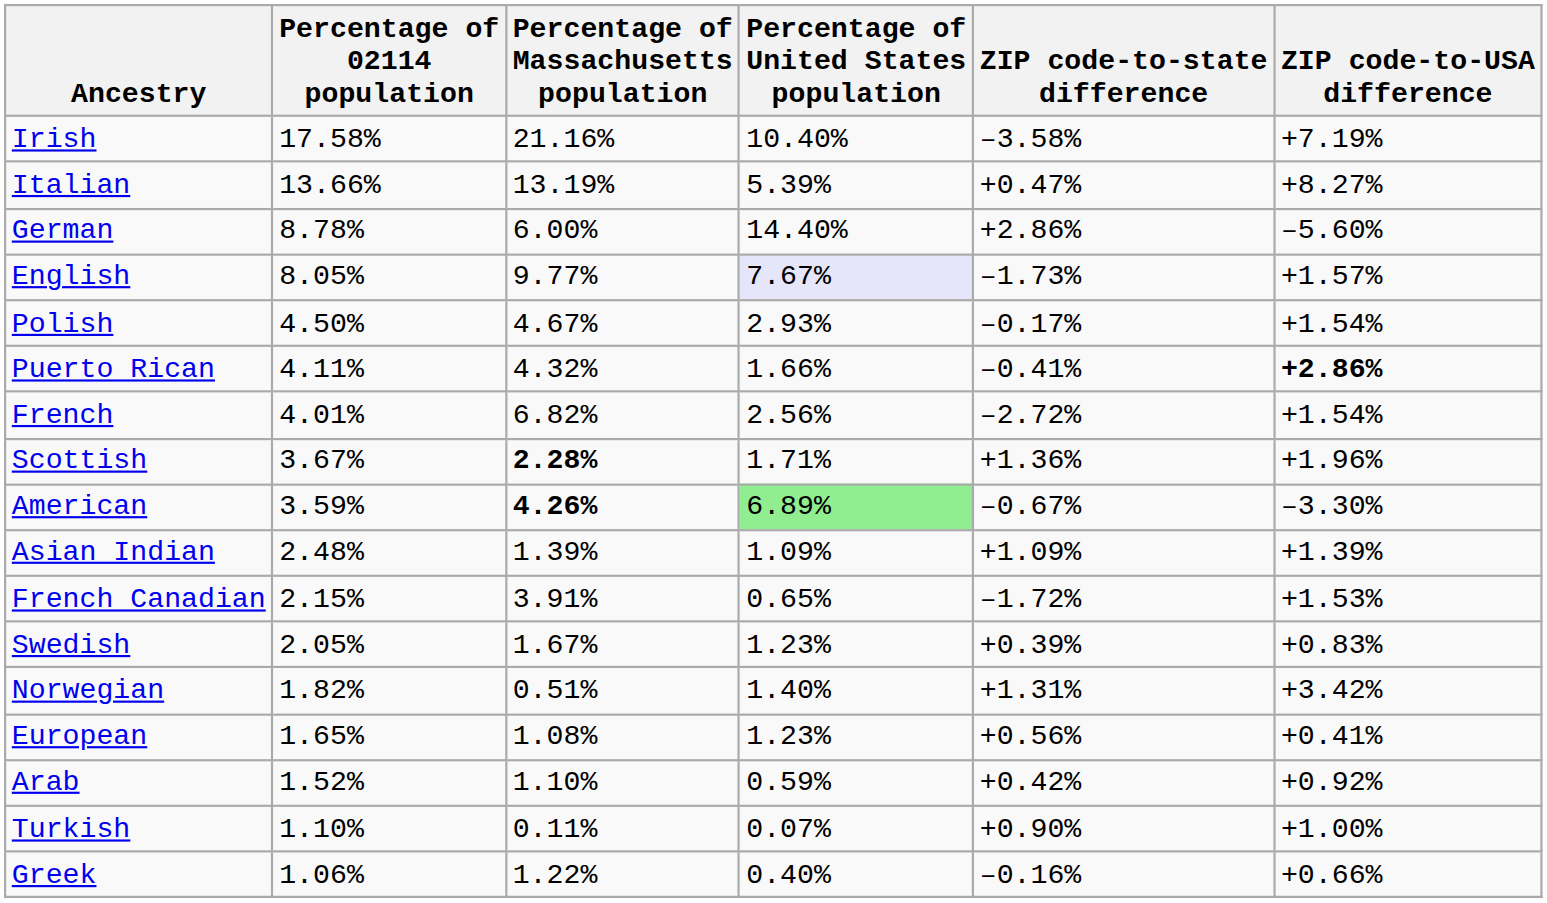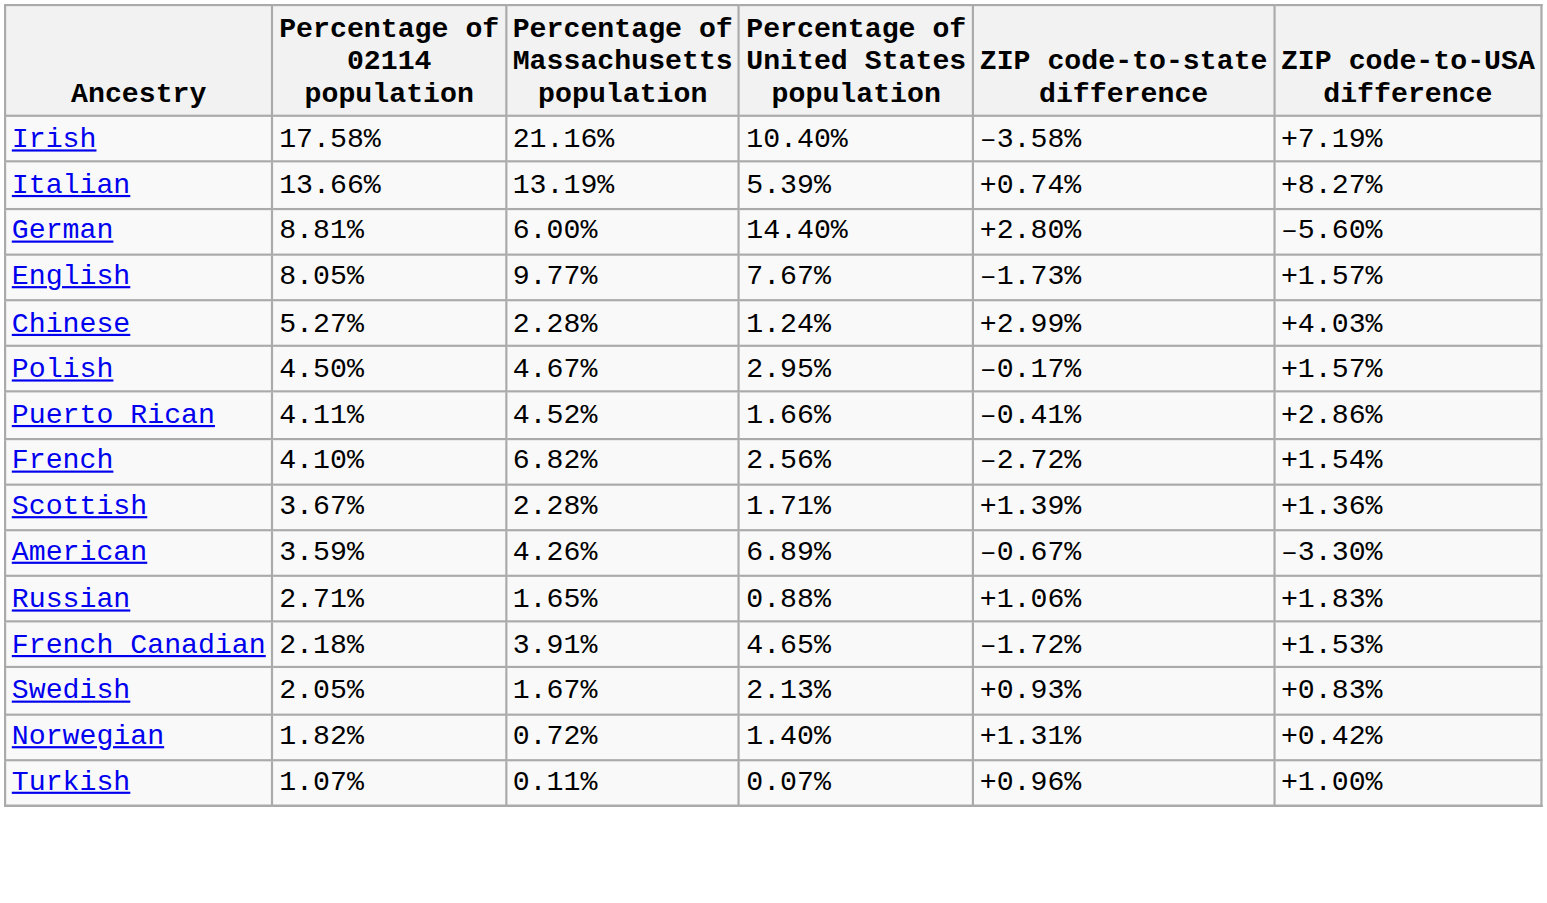(1031, 185) +0.47% -> (1031, 185) +0.74%
(322, 231) 8.78% -> (322, 231) 8.81%
(1031, 231) +2.86% -> (1031, 231) +2.80%
(789, 277) lavender background -> (789, 277) no background
+ row: (71, 323)
(789, 323) 2.93% -> (789, 369) 2.95%
(1332, 323) +1.54% -> (1332, 369) +1.57%
(555, 369) 4.32% -> (555, 415) 4.52%
(1332, 369) bold -> (1332, 415) normal
(322, 415) 4.01% -> (322, 461) 4.10%
(555, 461) bold -> (555, 507) normal
(1031, 461) +1.36% -> (1031, 507) +1.39%
(1332, 461) +1.96% -> (1332, 507) +1.36%
(555, 507) bold -> (555, 553) normal
(789, 507) lightgreen background -> (789, 553) no background
+ row: (71, 599)
- row: (113, 553)
(322, 599) 2.15% -> (322, 645) 2.18%
(789, 599) 0.65% -> (789, 645) 4.65%
(789, 645) 1.23% -> (789, 691) 2.13%
(1031, 645) +0.39% -> (1031, 691) +0.93%
(555, 691) 0.51% -> (555, 737) 0.72%
(1332, 691) +3.42% -> (1332, 737) +0.42%
- row: (80, 737)
- row: (46, 783)
(322, 829) 1.10% -> (322, 783) 1.07%
(1031, 829) +0.90% -> (1031, 783) +0.96%
- row: (54, 875)
